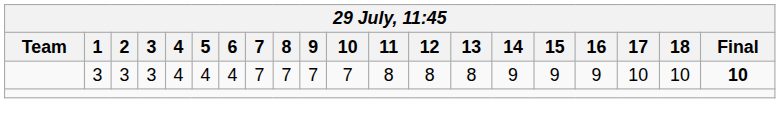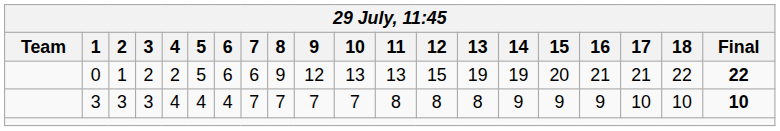+ row: (96, 74)
